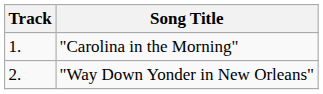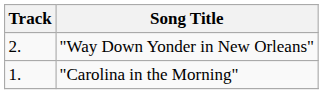rows swapped: (149, 46) <-> (187, 74)
